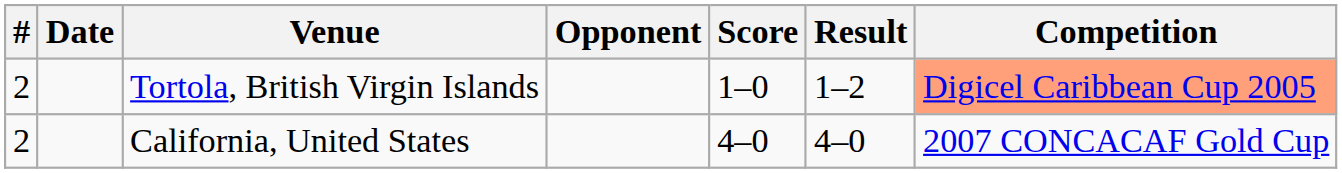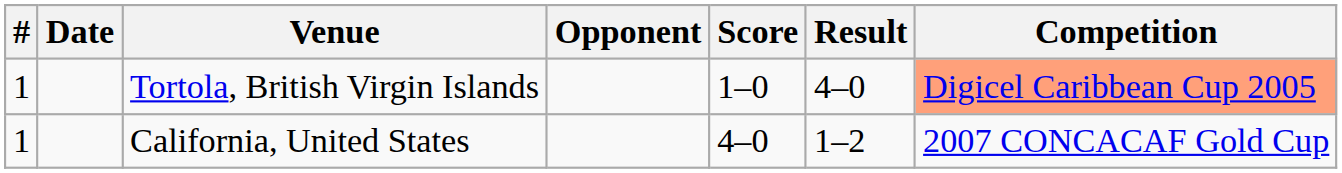(22, 85) 2 -> (22, 85) 1
(840, 85) 1–2 -> (840, 85) 4–0
(22, 140) 2 -> (22, 140) 1
(840, 140) 4–0 -> (840, 140) 1–2
